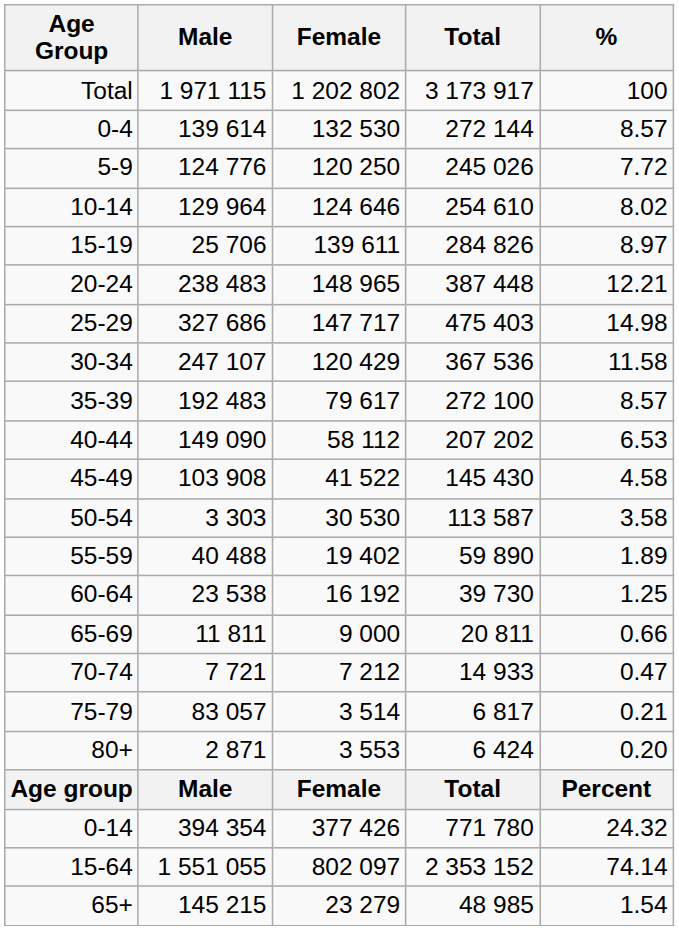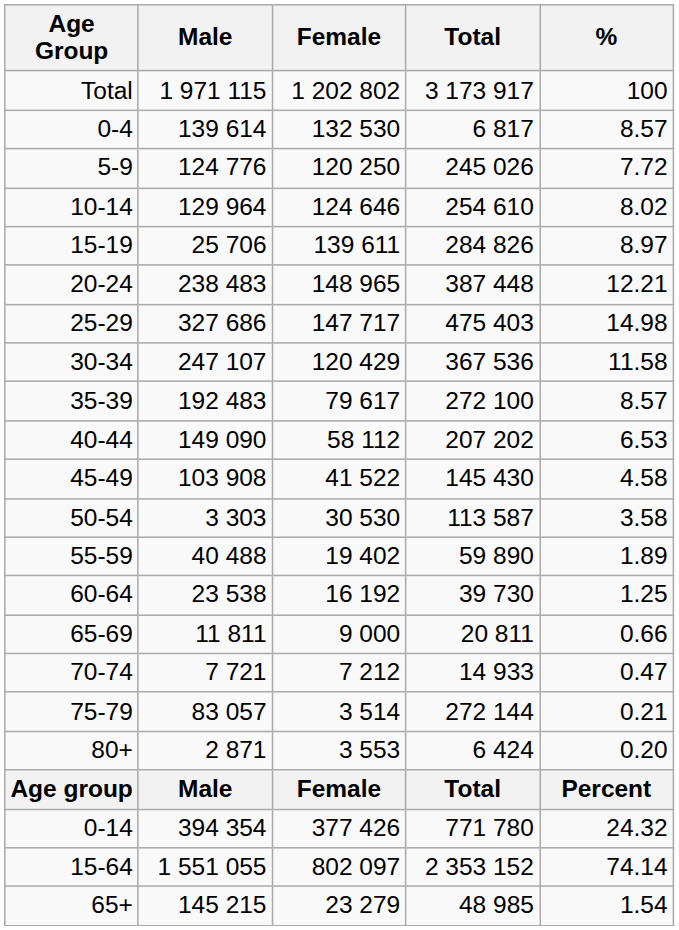(490, 129) 272 144 -> (503, 129) 6 817
(503, 711) 6 817 -> (490, 711) 272 144
